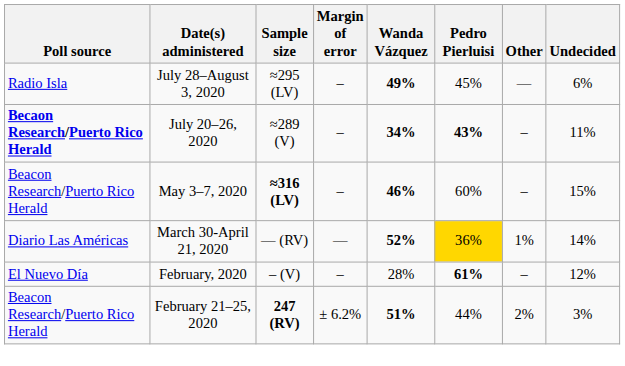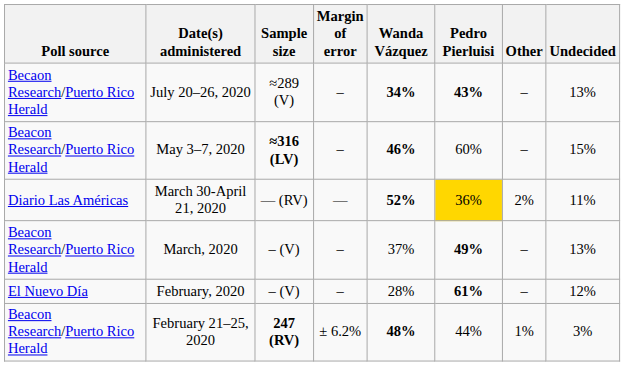- row: (203, 83)
(75, 133) bold -> (71, 92) normal
(583, 133) 11% -> (583, 92) 13%
(524, 241) 1% -> (524, 200) 2%
(583, 241) 14% -> (583, 200) 11%
+ row: (201, 250)
(401, 315) 51% -> (401, 332) 48%
(524, 315) 2% -> (524, 332) 1%
